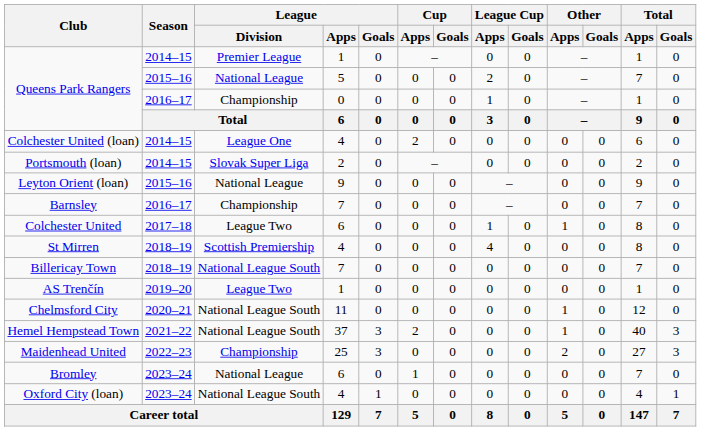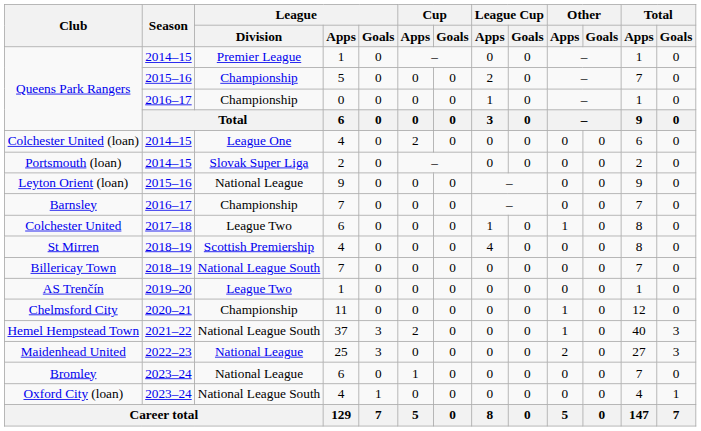(259, 78) National League -> (259, 78) Championship
(259, 309) National League South -> (259, 309) Championship
(259, 352) Championship -> (259, 352) National League
